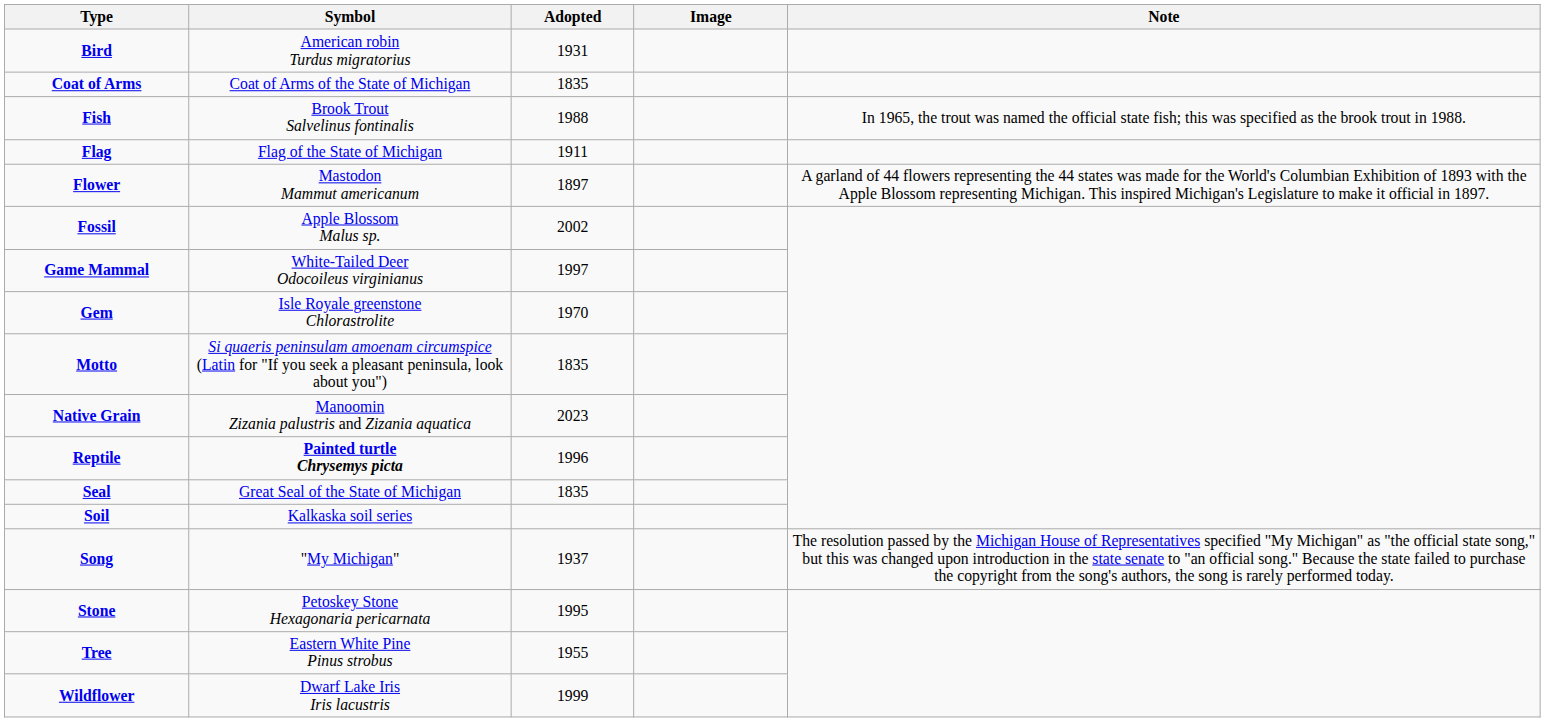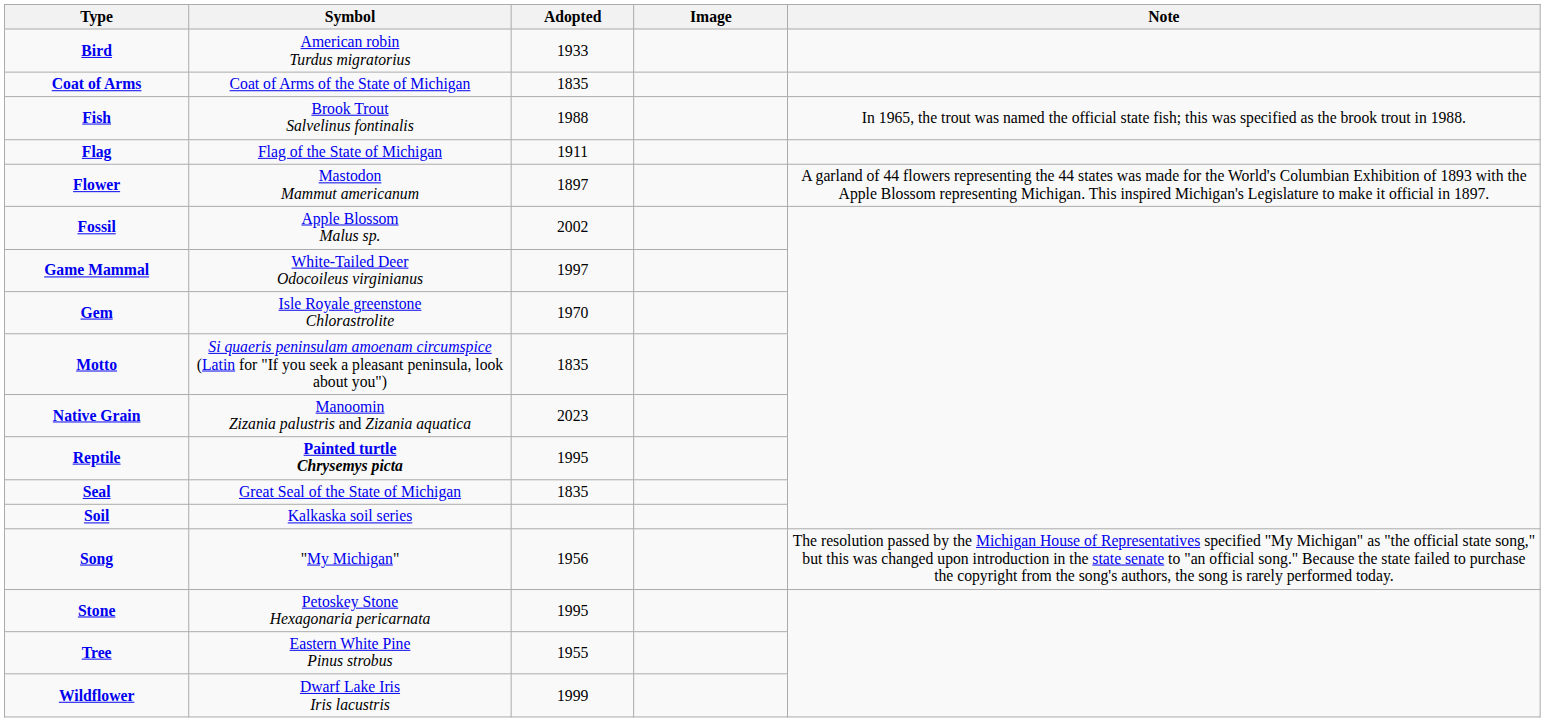(573, 50) 1931 -> (573, 50) 1933
(573, 458) 1996 -> (573, 458) 1995
(573, 559) 1937 -> (573, 559) 1956
